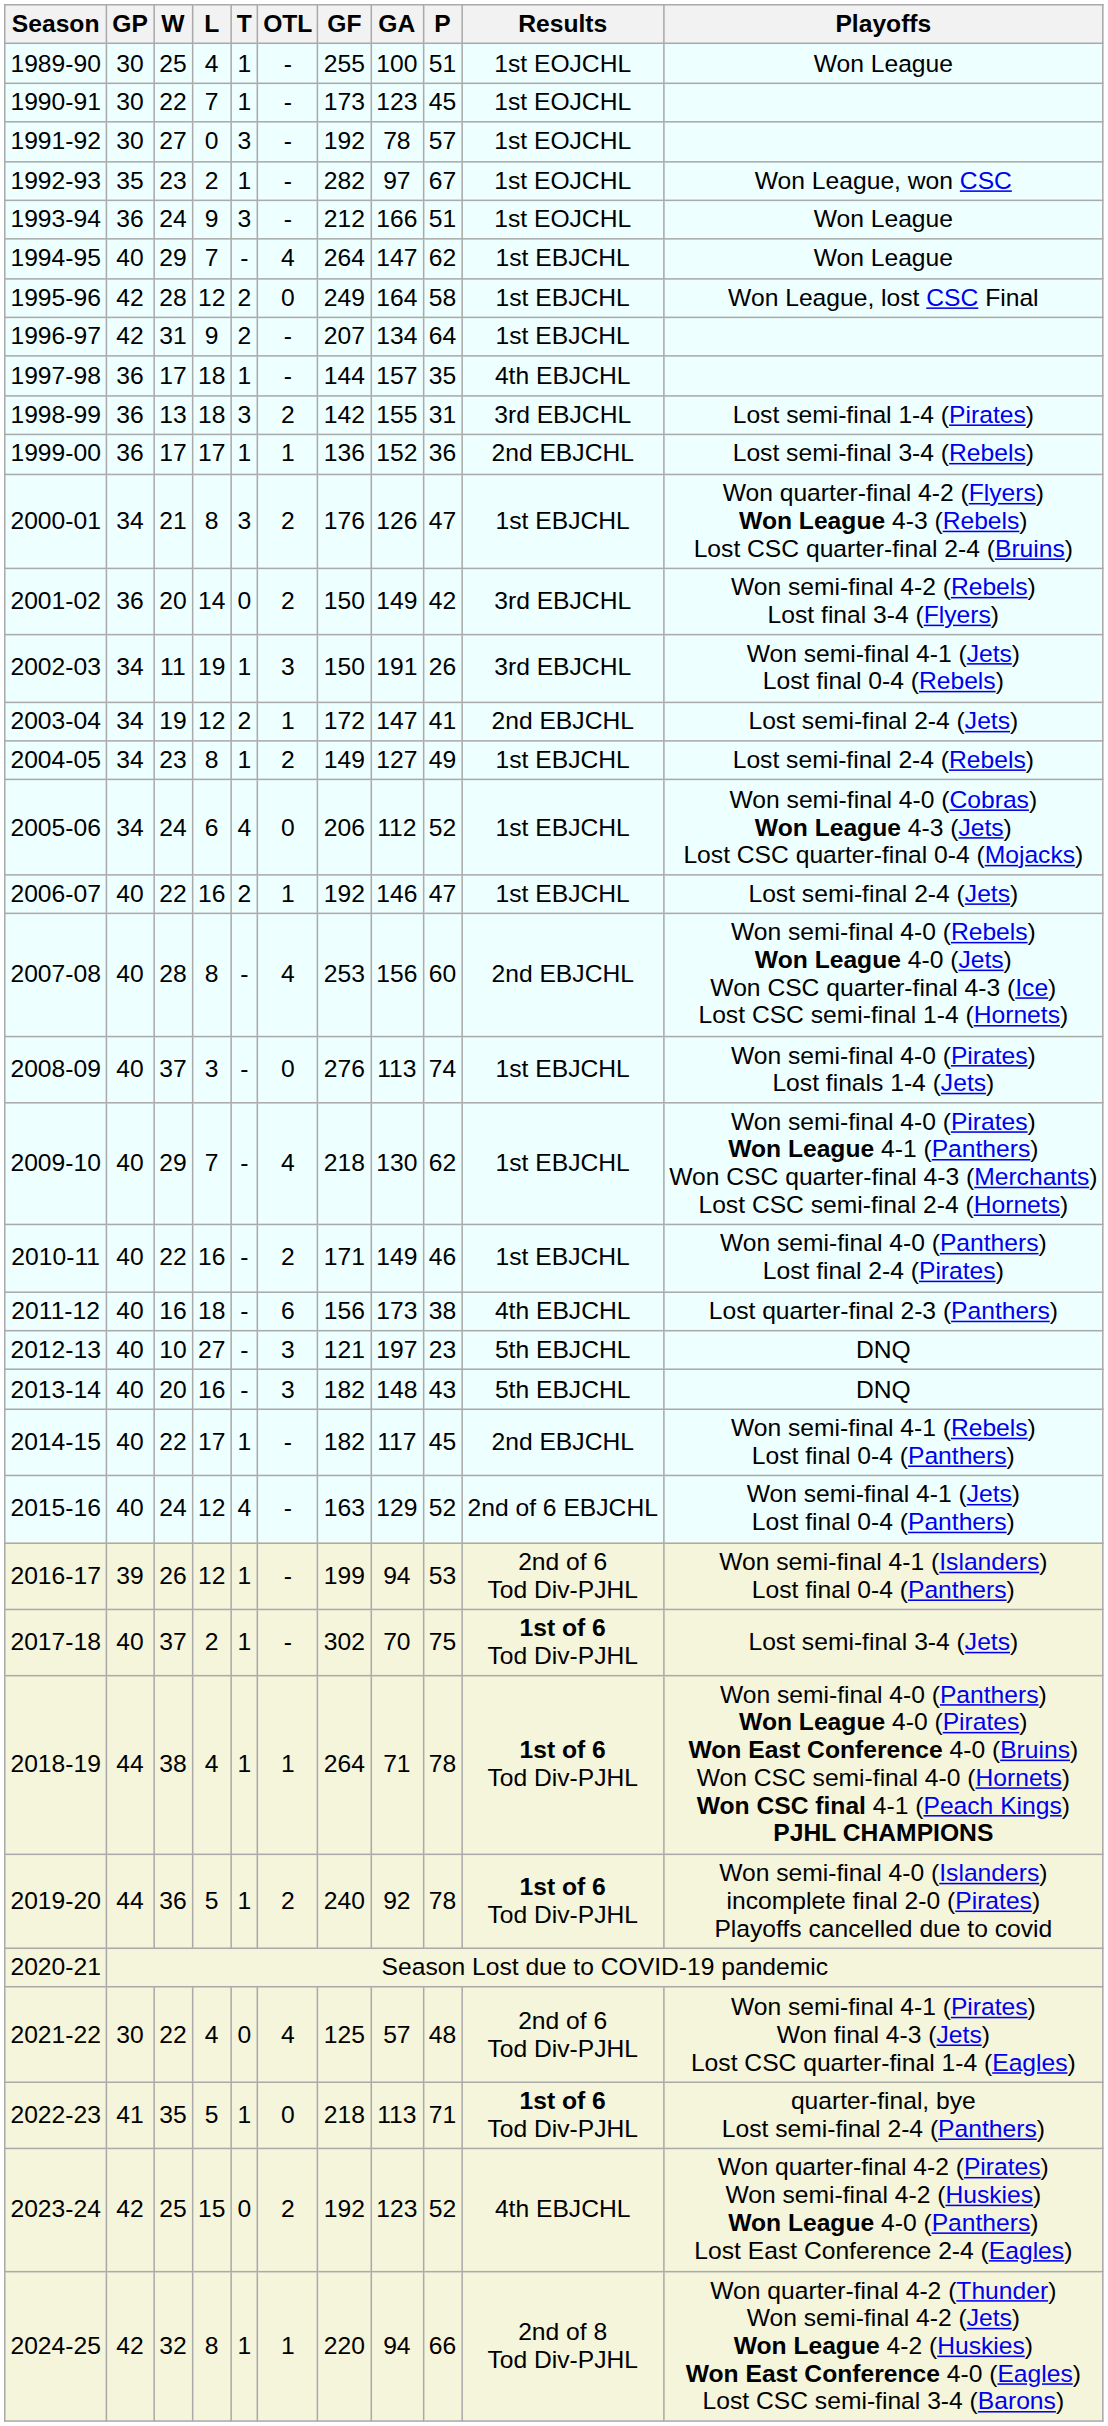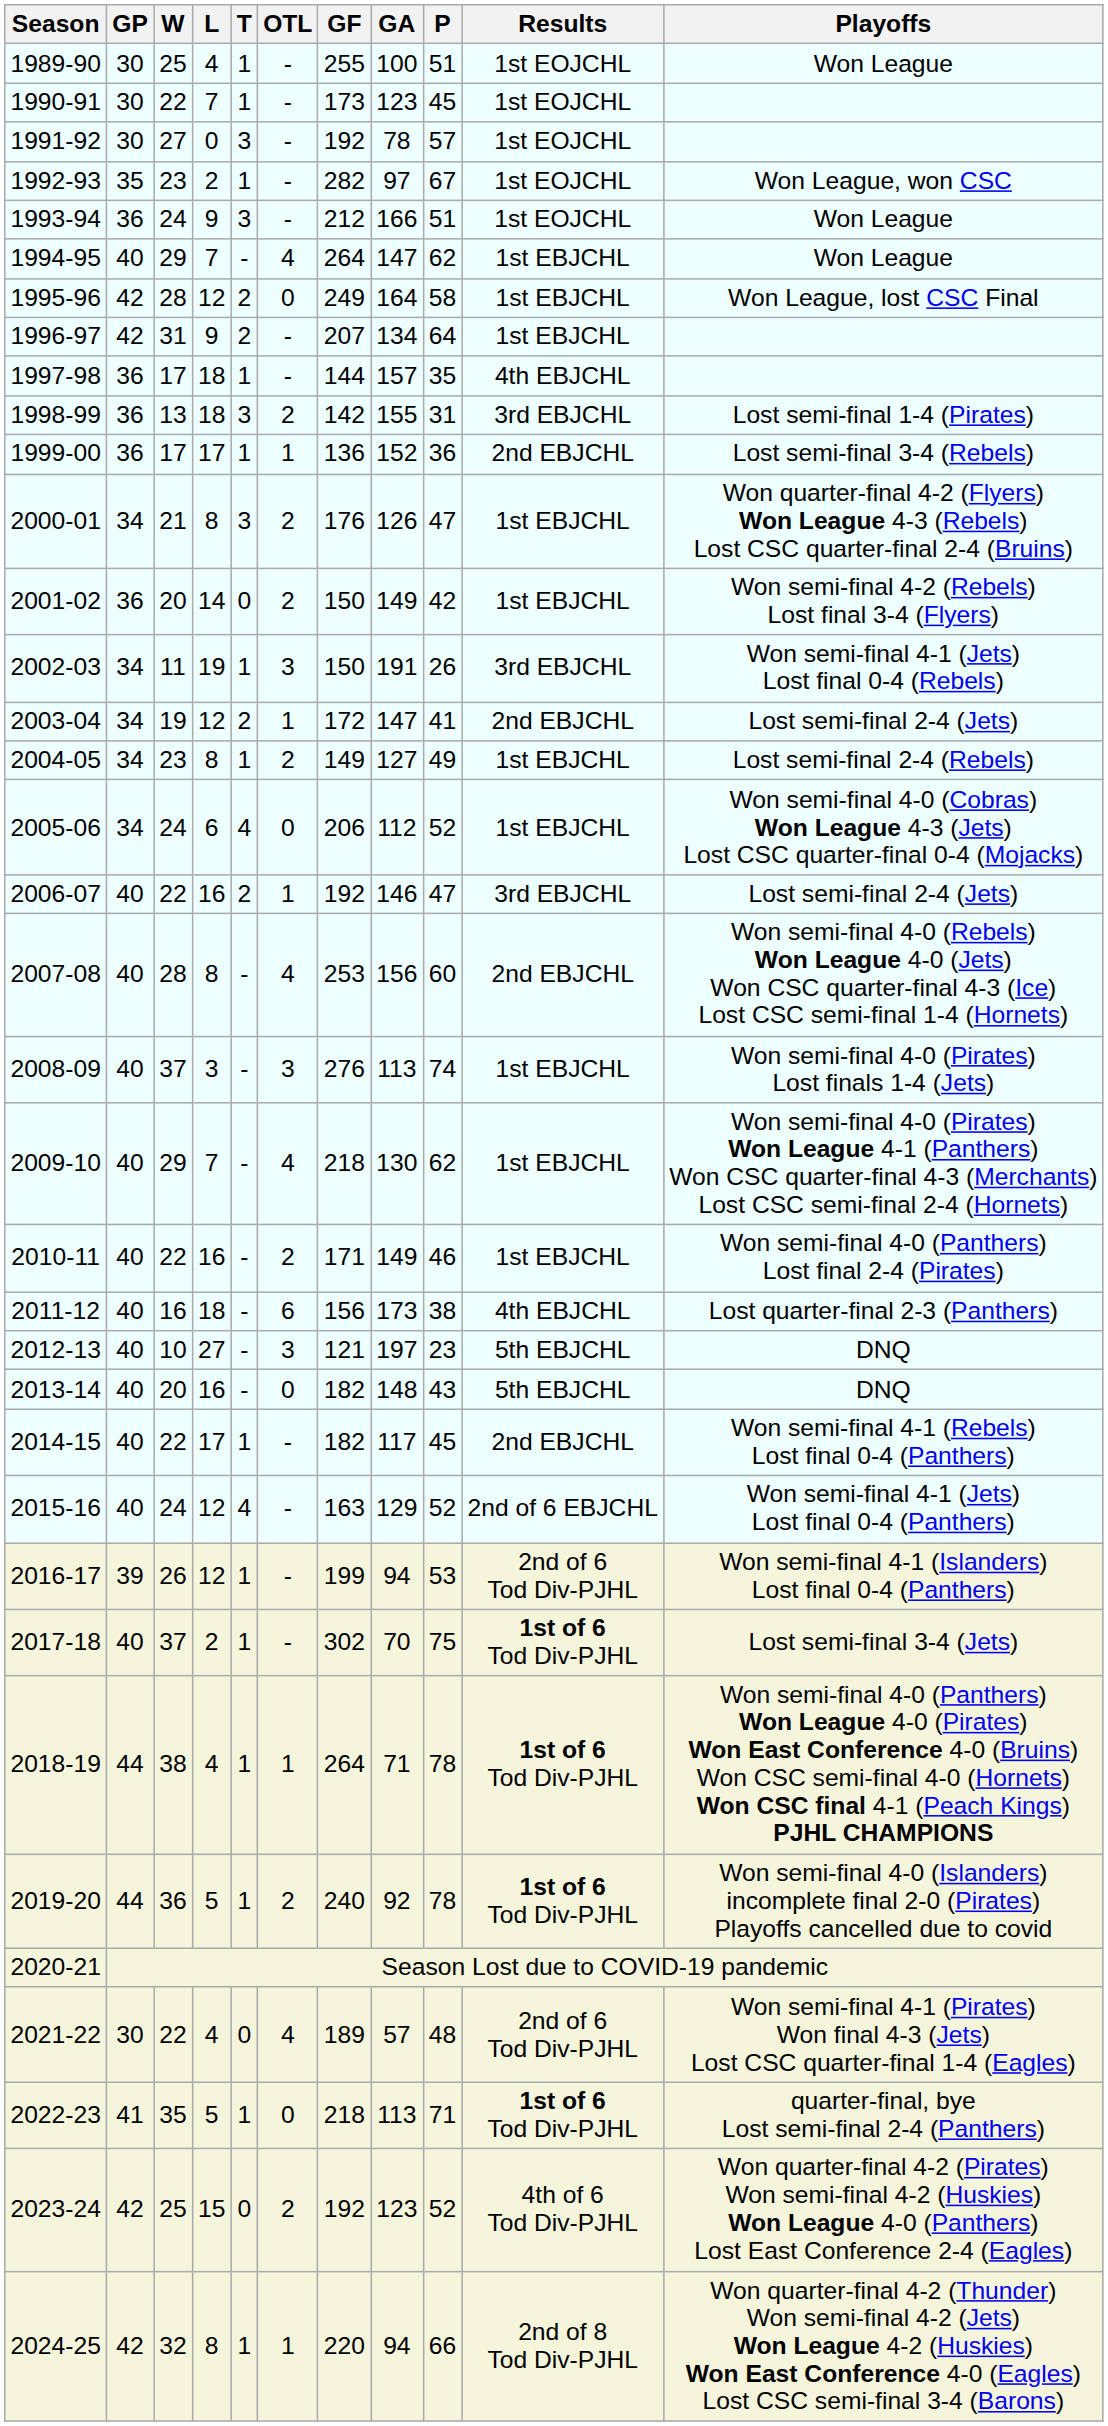(563, 601) 3rd EBJCHL -> (563, 601) 1st EBJCHL
(563, 893) 1st EBJCHL -> (563, 893) 3rd EBJCHL
(288, 1068) 0 -> (288, 1068) 3
(288, 1389) 3 -> (288, 1389) 0
(344, 2034) 125 -> (344, 2034) 189
(563, 2209) 4th EBJCHL -> (563, 2209) 4th of 6 Tod Div-PJHL
